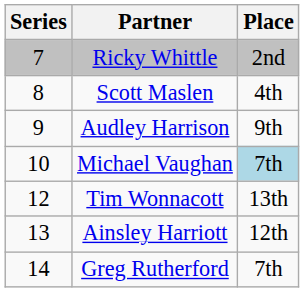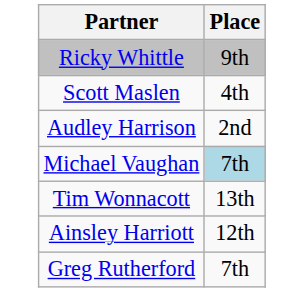- column: (38, 22)
(268, 57) 2nd -> (235, 57) 9th
(268, 127) 9th -> (235, 127) 2nd
